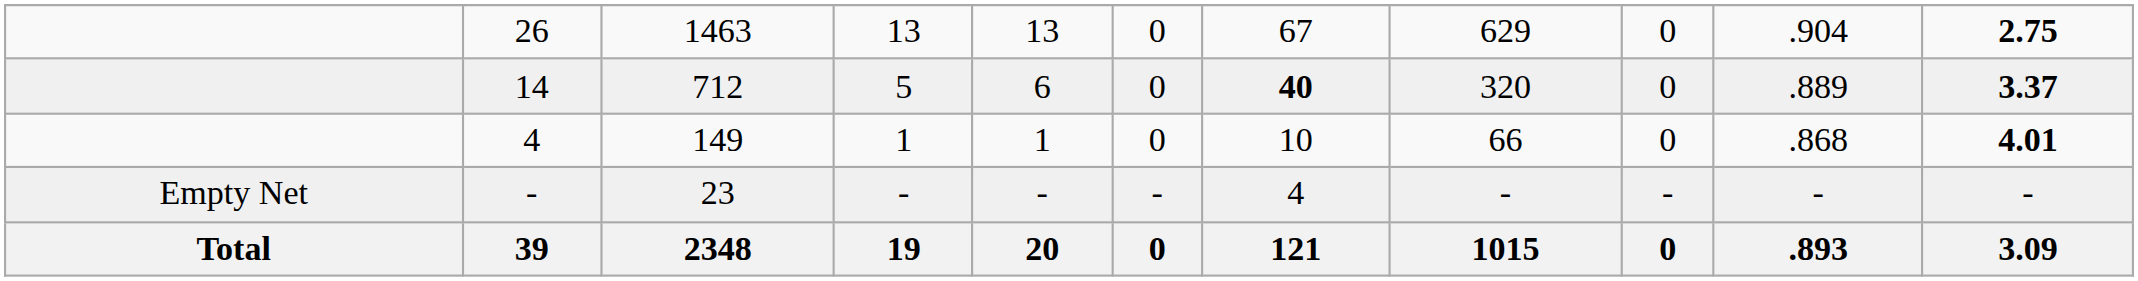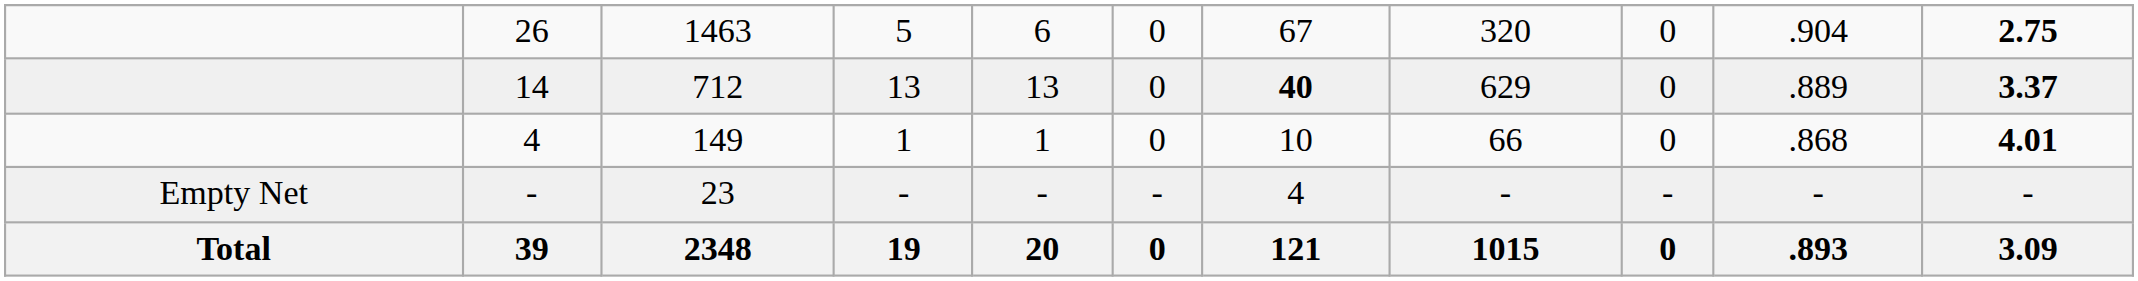(904, 31) 13 -> (904, 31) 5
(1042, 31) 13 -> (1042, 31) 6
(1505, 31) 629 -> (1505, 31) 320
(904, 85) 5 -> (904, 85) 13
(1042, 85) 6 -> (1042, 85) 13
(1505, 85) 320 -> (1505, 85) 629
